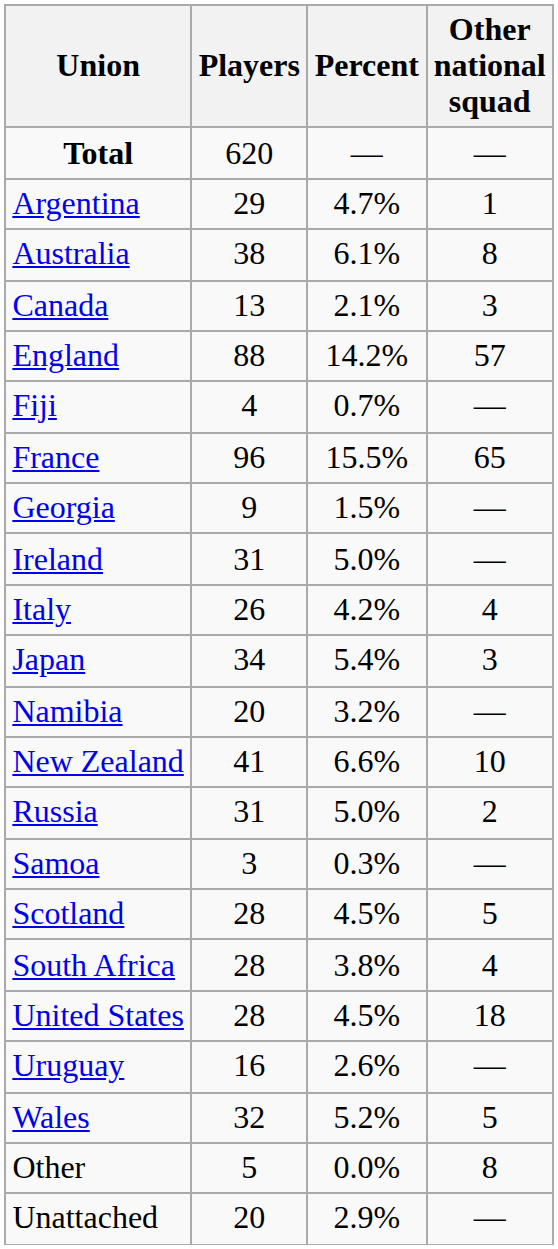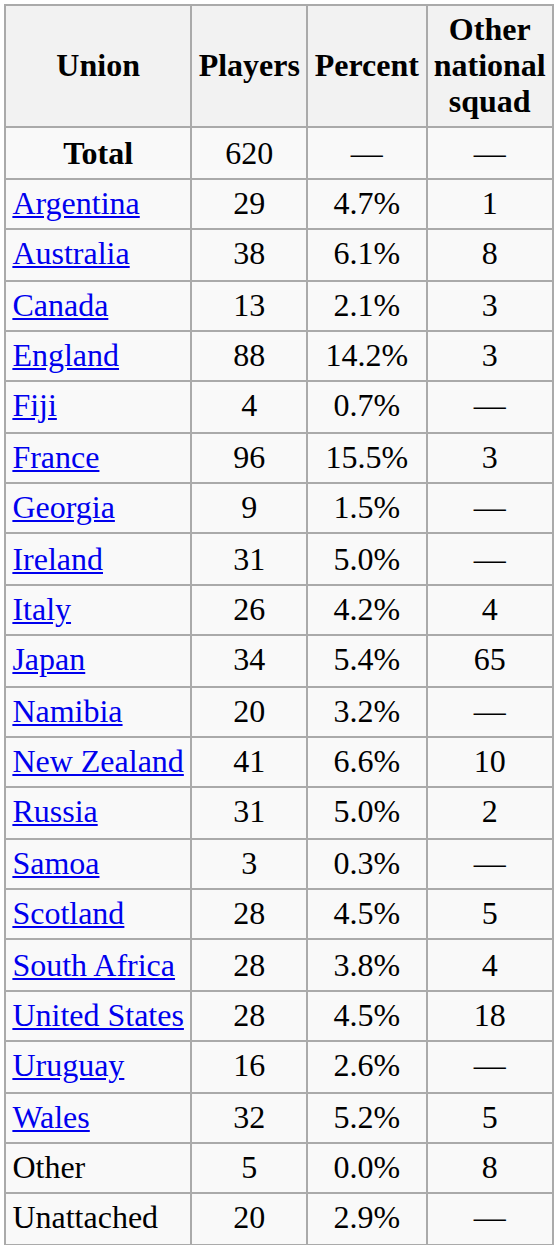(490, 355) 57 -> (490, 355) 3
(490, 457) 65 -> (490, 457) 3
(490, 660) 3 -> (490, 660) 65
